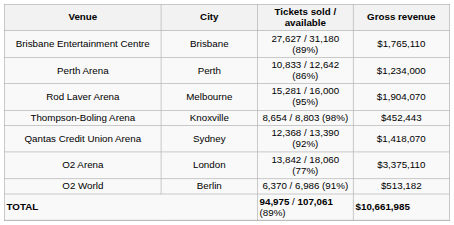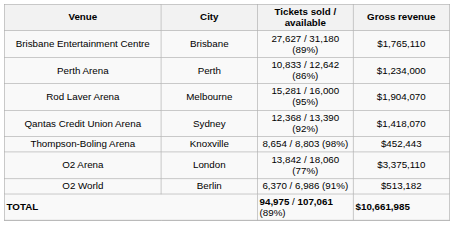rows swapped: (83, 139) <-> (83, 118)
